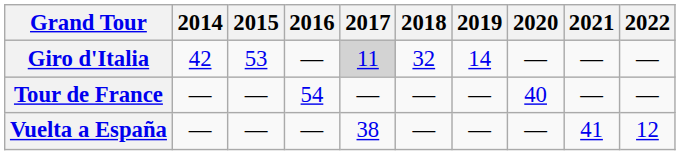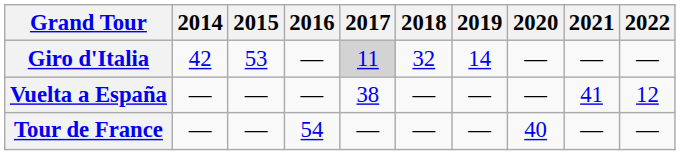rows swapped: (88, 94) <-> (88, 130)
